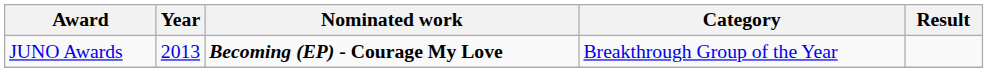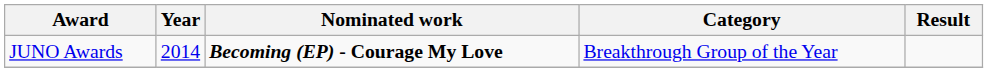(180, 51) 2013 -> (180, 51) 2014
